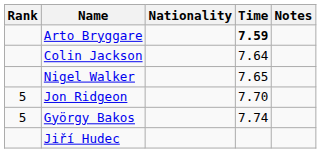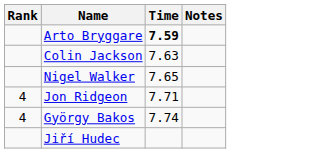- column: (190, 15)
(253, 56) 7.64 -> (164, 56) 7.63
(23, 97) 5 -> (23, 97) 4
(253, 97) 7.70 -> (164, 97) 7.71
(23, 118) 5 -> (23, 118) 4
